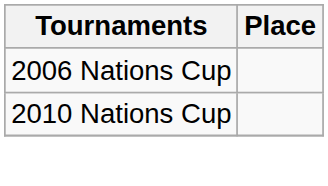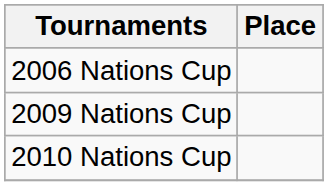+ row: (121, 113)
